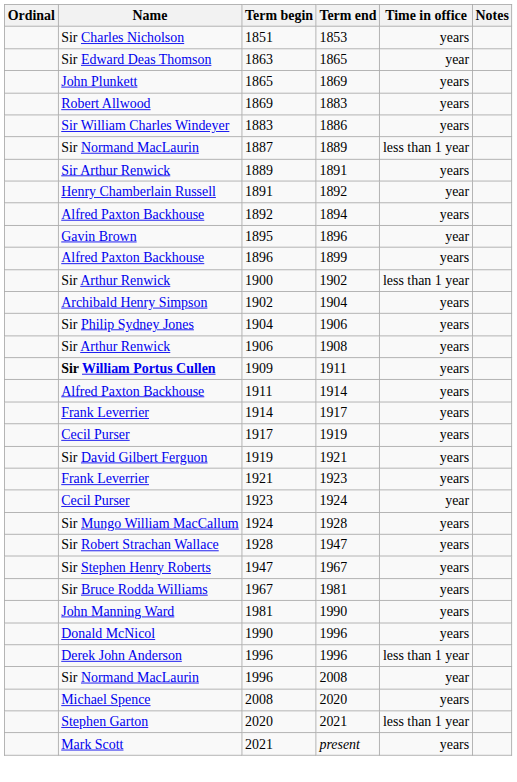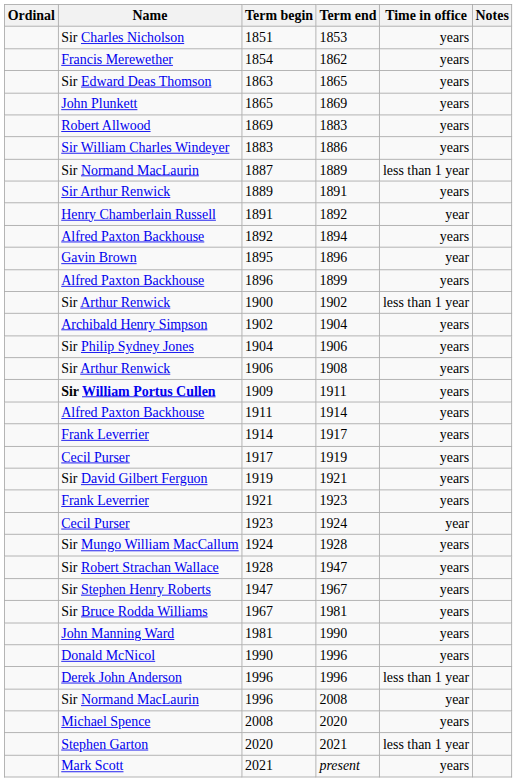+ row: (259, 59)
(457, 59) year -> (454, 81) years
